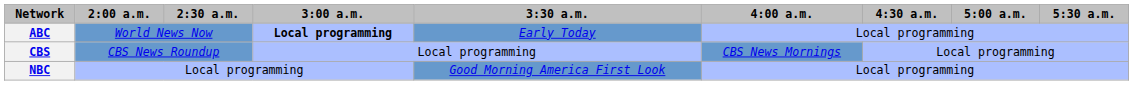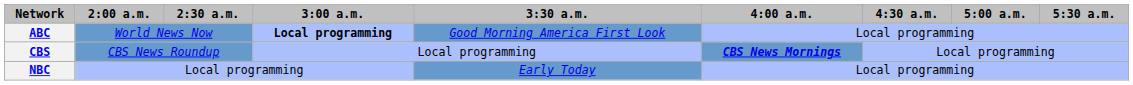(557, 33) Early Today -> (557, 33) Good Morning America First Look
(782, 52) normal -> (782, 52) bold
(557, 70) Good Morning America First Look -> (557, 70) Early Today
